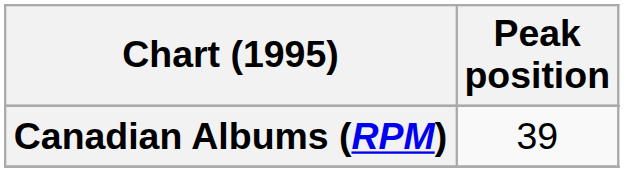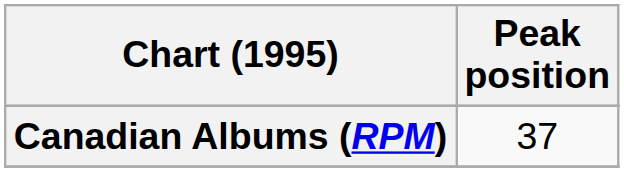(537, 135) 39 -> (537, 135) 37
